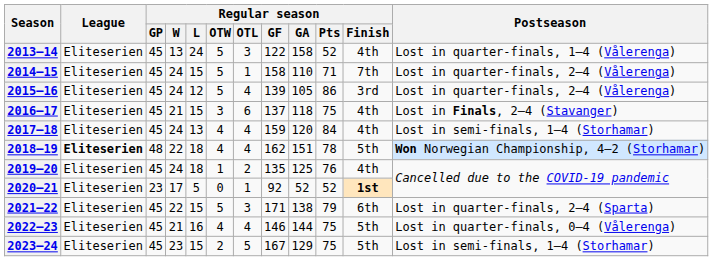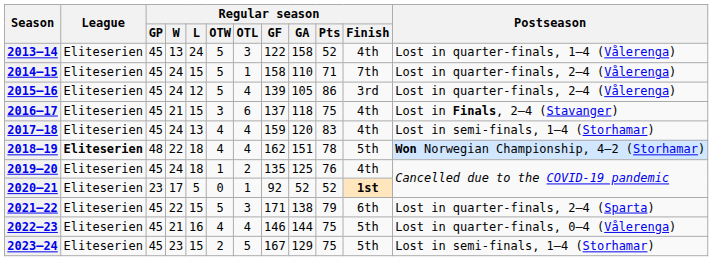(330, 131) 84 -> (330, 131) 83
